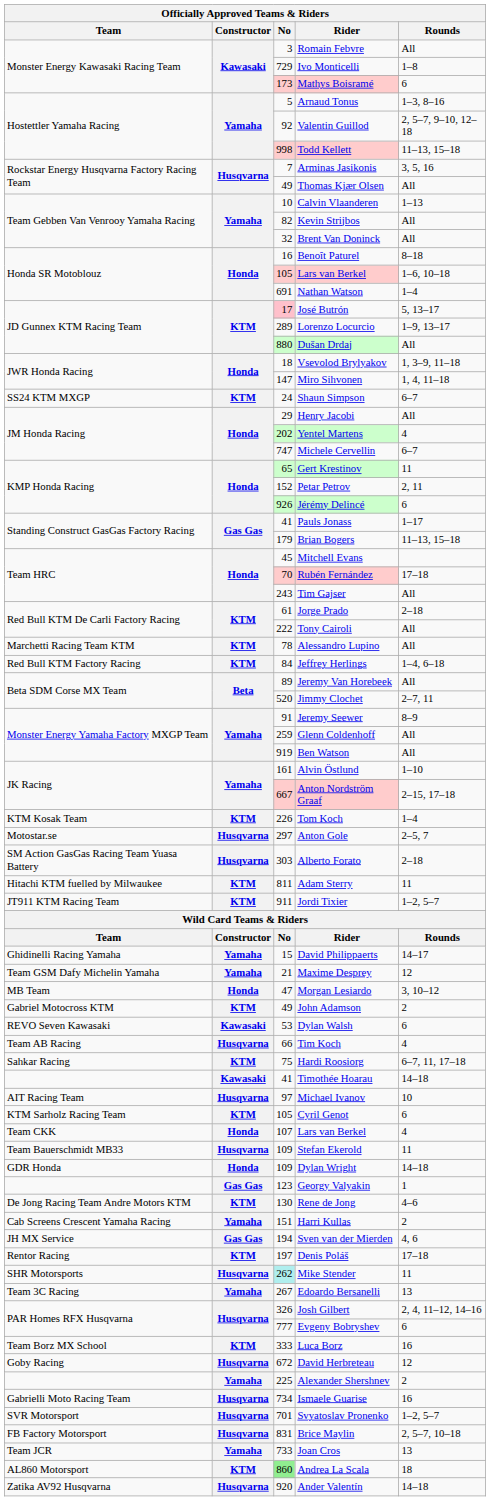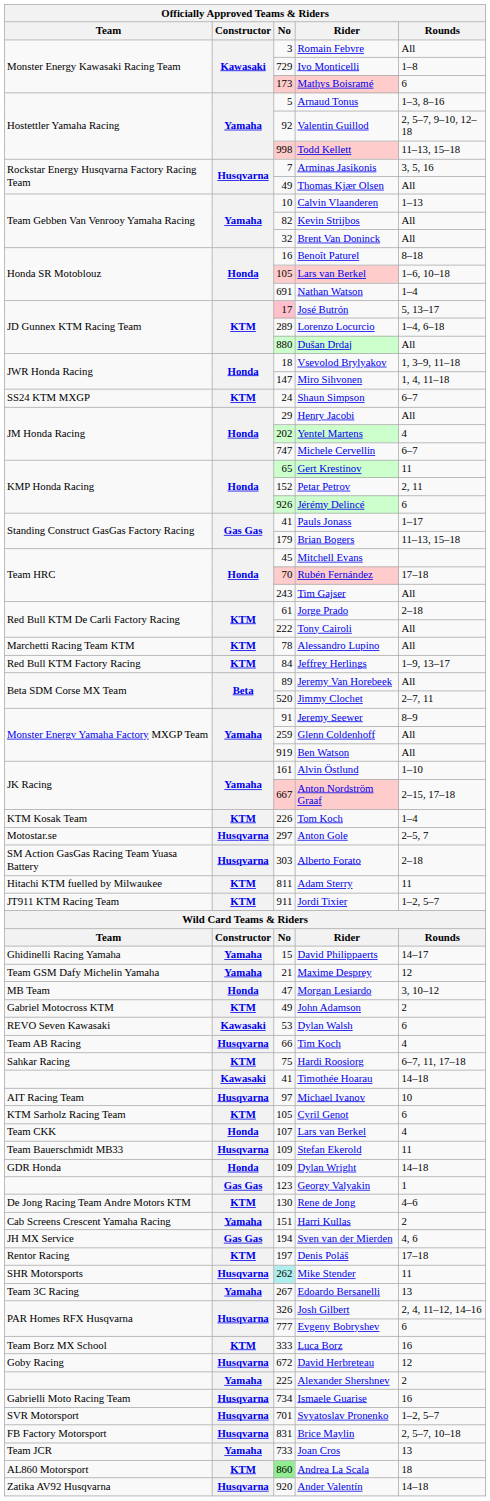(426, 326) 1–9, 13–17 -> (423, 326) 1–4, 6–18
(423, 663) 1–4, 6–18 -> (426, 663) 1–9, 13–17
